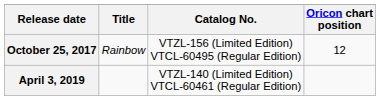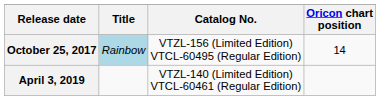(124, 50) no background -> (124, 50) lightblue background
(340, 50) 12 -> (340, 50) 14
